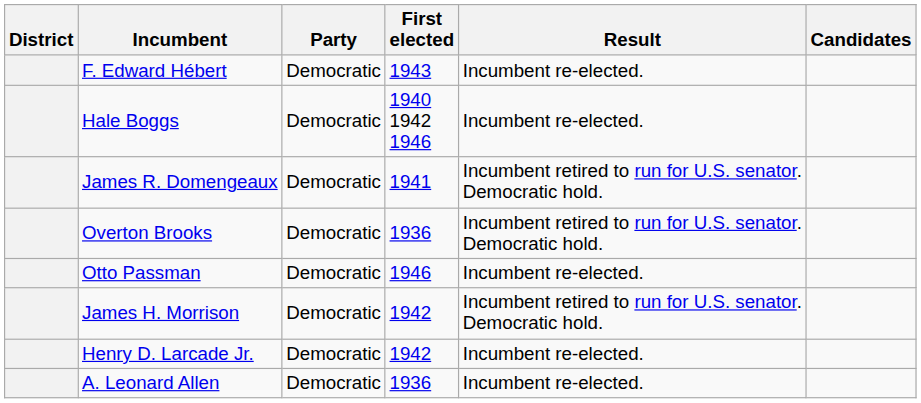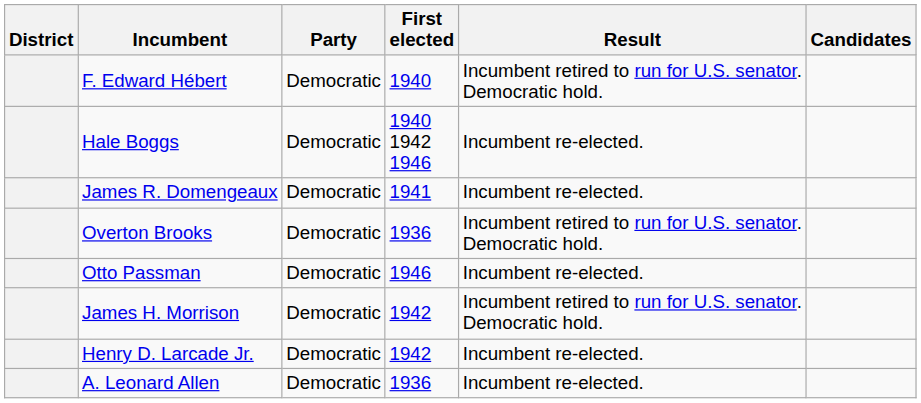(410, 70) 1943 -> (410, 80) 1940
(553, 70) Incumbent re-elected. -> (632, 80) Incumbent retired to run for U.S. senator. Democratic hold.
(632, 182) Incumbent retired to run for U.S. senator. Democratic hold. -> (553, 192) Incumbent re-elected.
